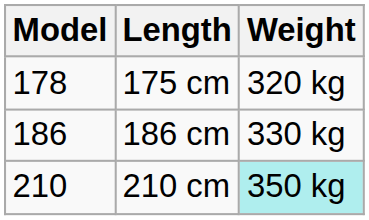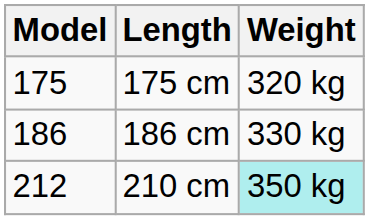(40, 82) 178 -> (40, 82) 175
(40, 186) 210 -> (40, 186) 212
